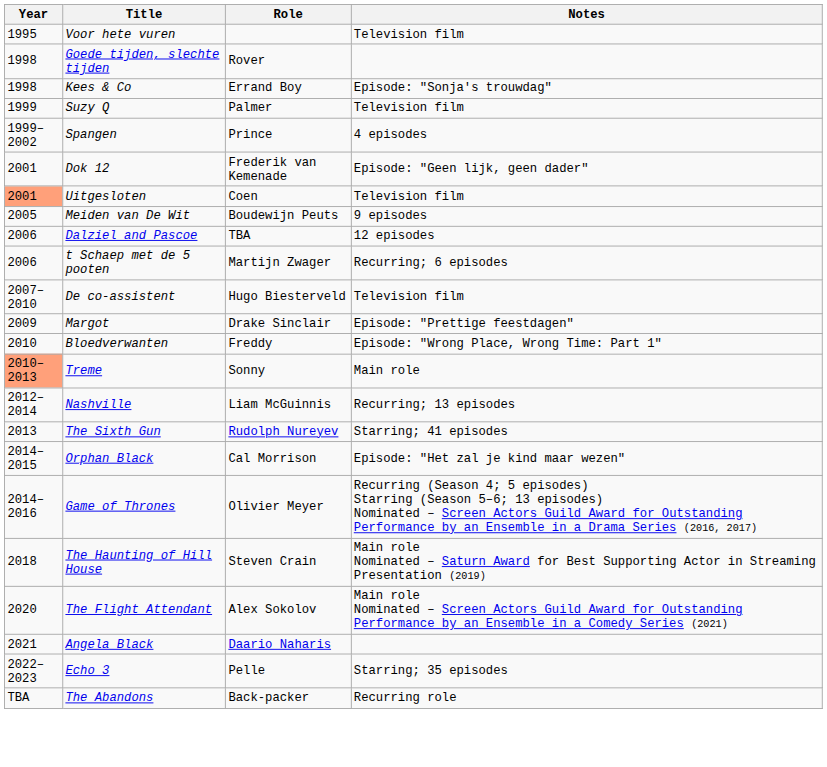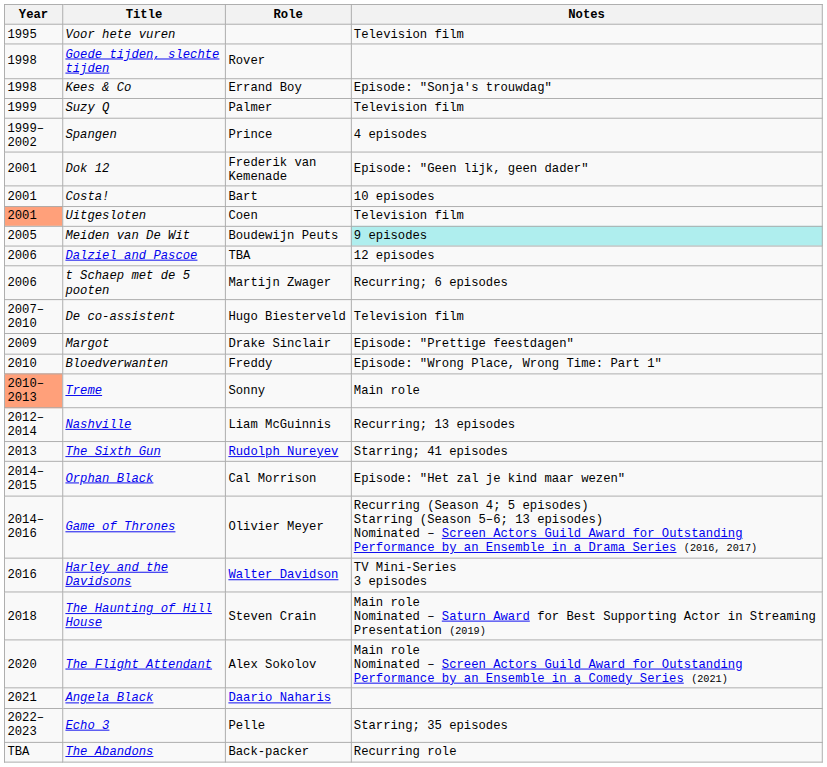+ row: (87, 196)
(390, 216) no background -> (390, 236) paleturquoise background
+ row: (117, 575)
